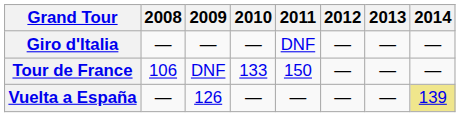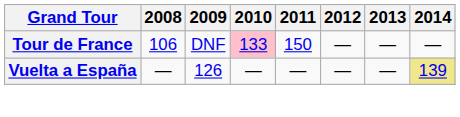- row: (73, 44)
(253, 71) no background -> (253, 44) pink background
